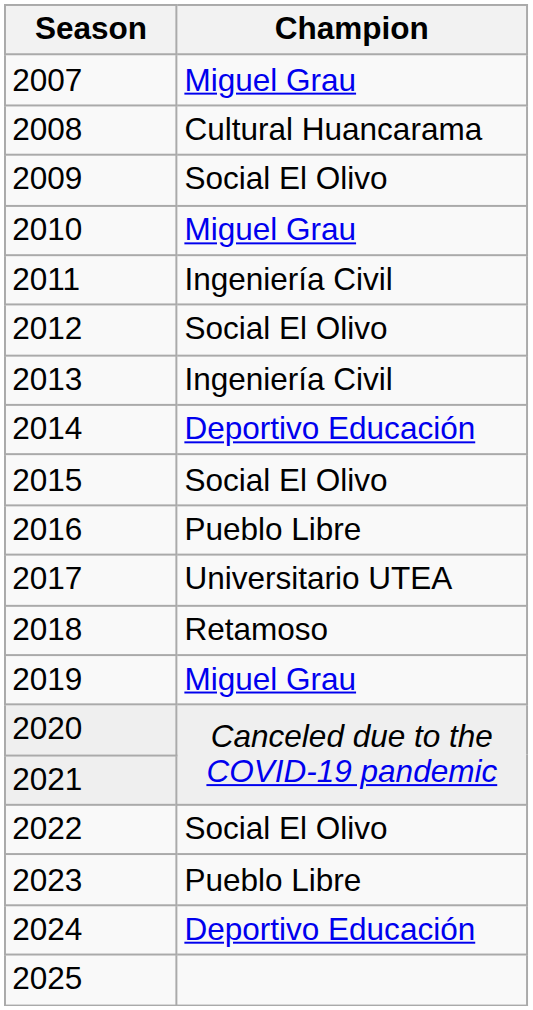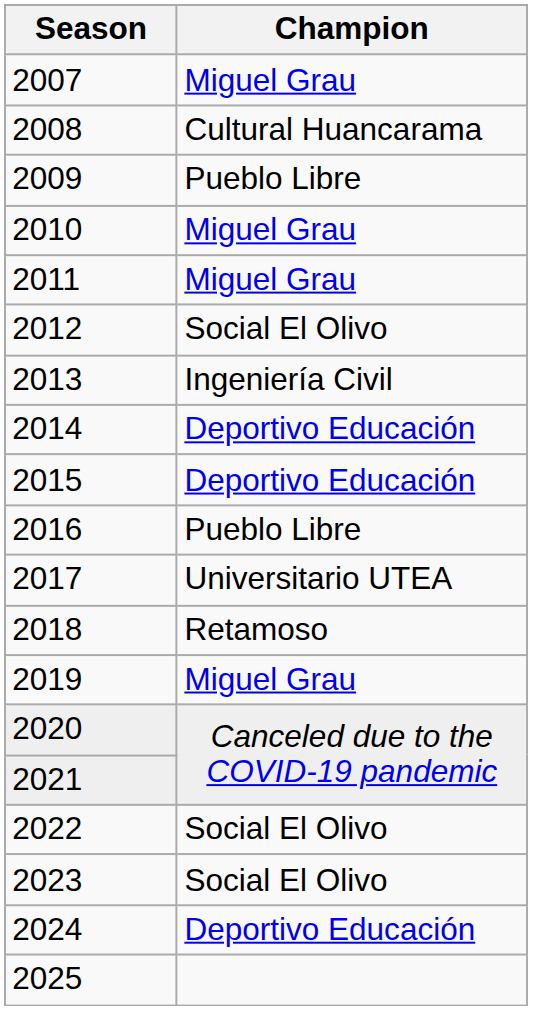(286, 179) Social El Olivo -> (273, 179) Pueblo Libre
(289, 279) Ingeniería Civil -> (270, 279) Miguel Grau
(286, 479) Social El Olivo -> (330, 479) Deportivo Educación
(273, 879) Pueblo Libre -> (286, 879) Social El Olivo
